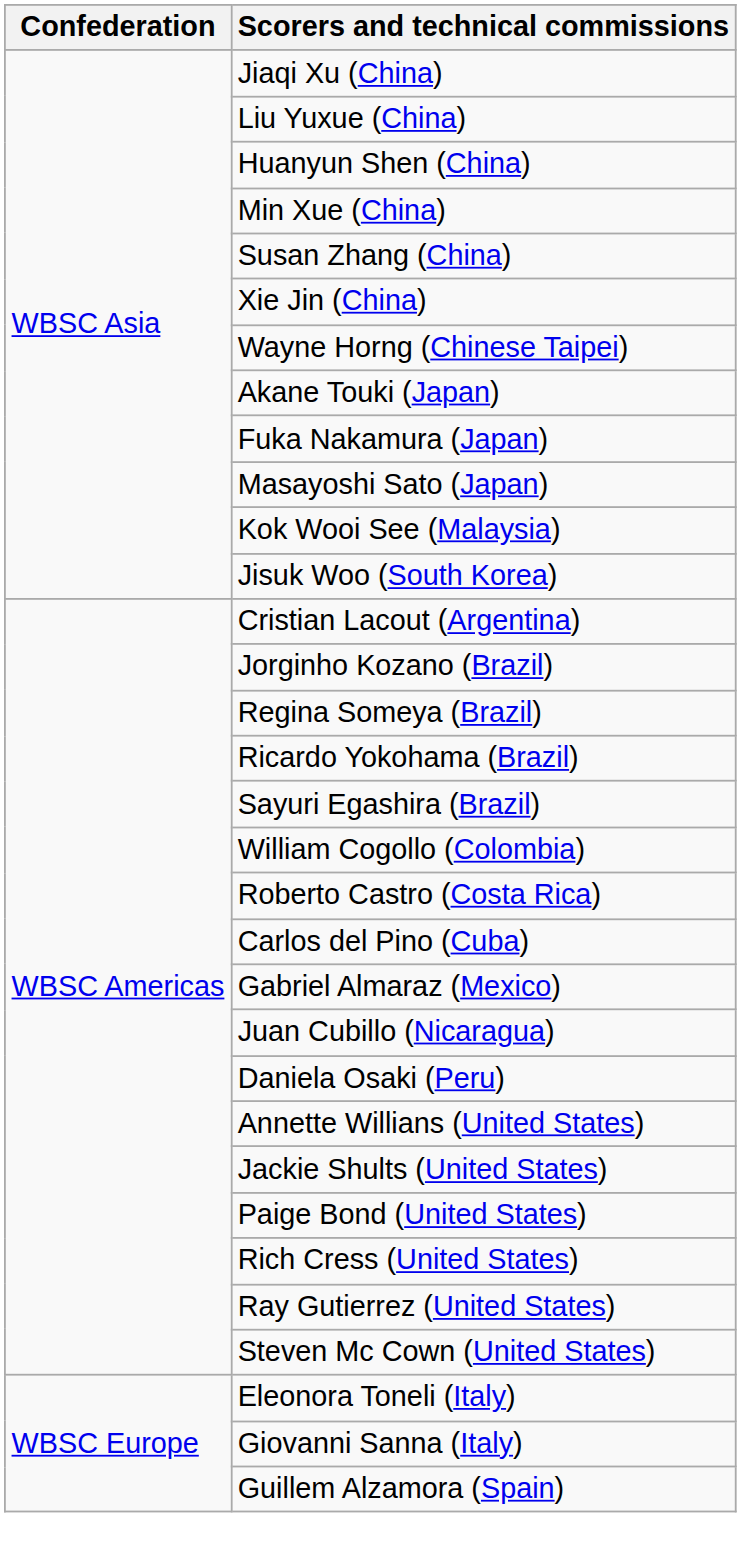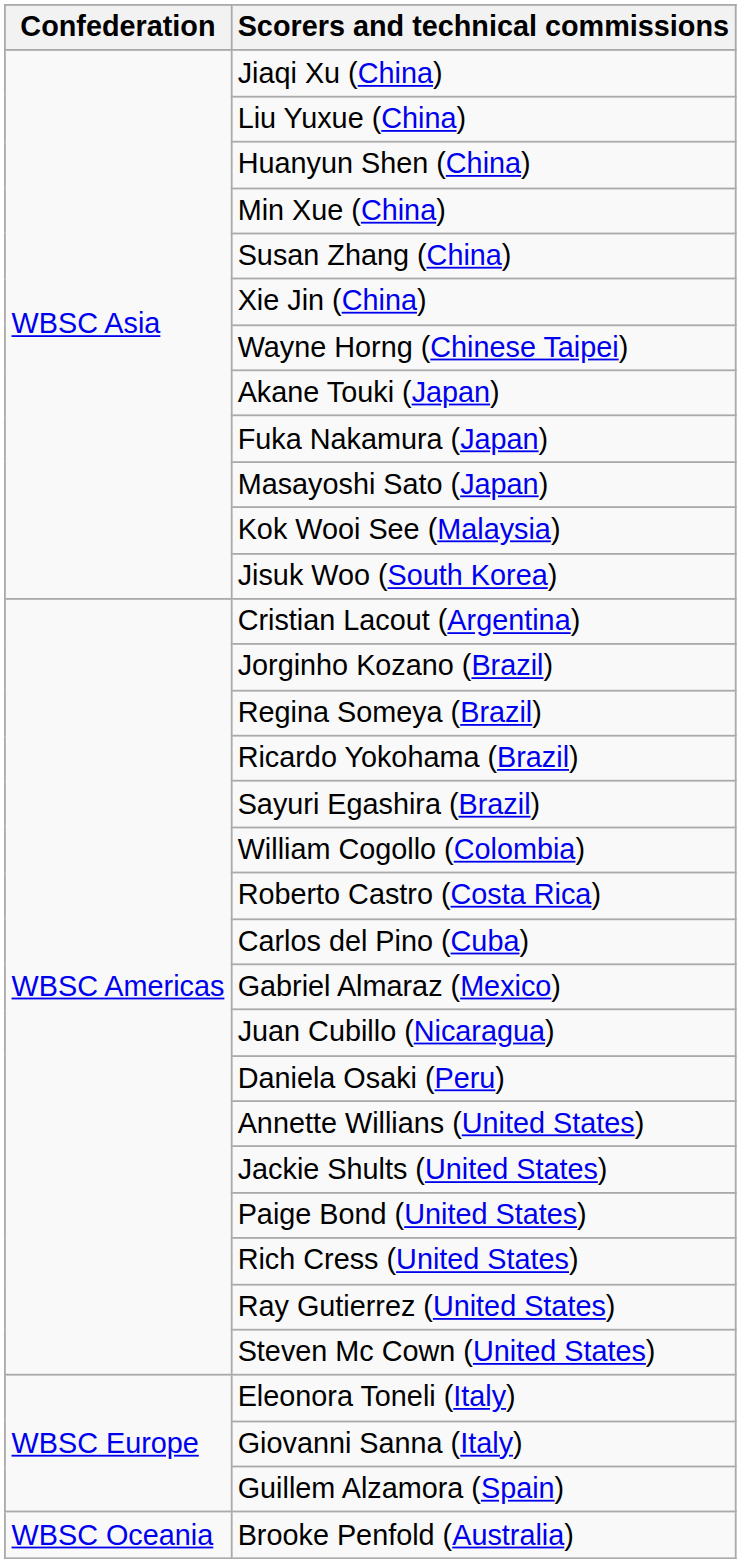+ row: (406, 1534)
